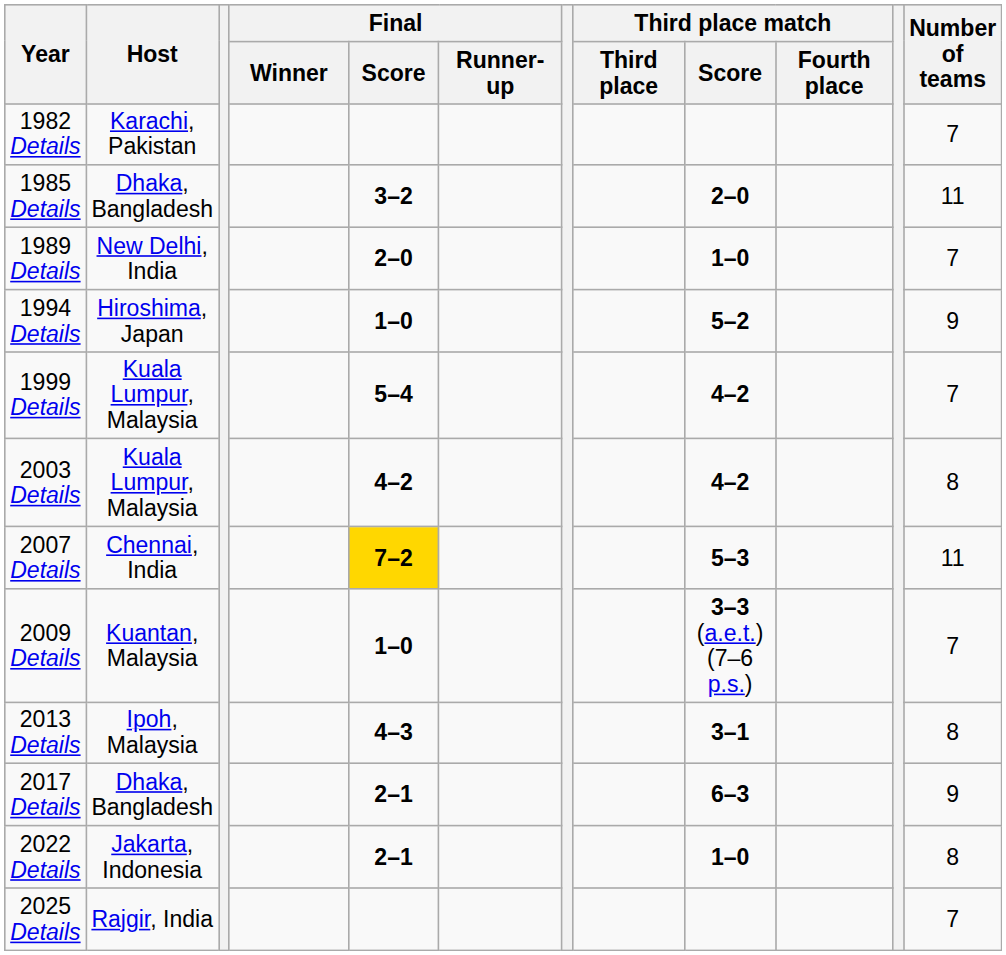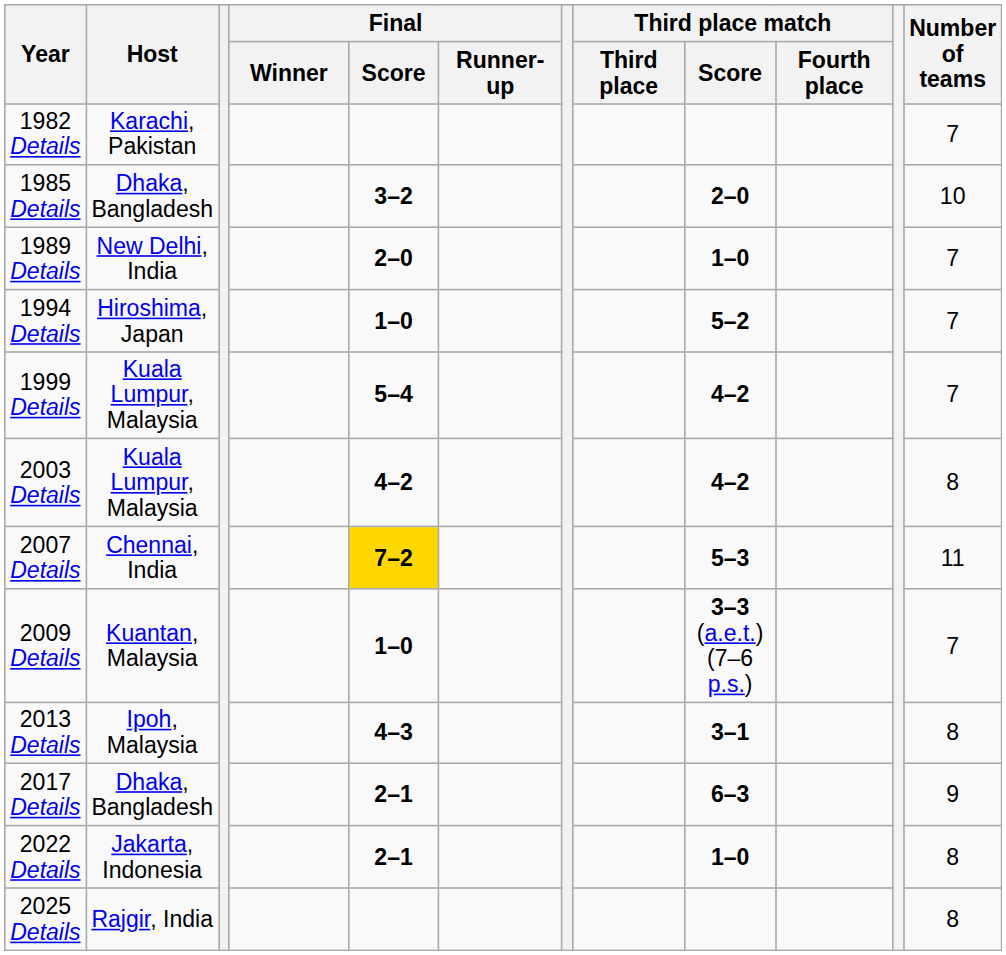(953, 197) 11 -> (953, 197) 10
(953, 321) 9 -> (953, 321) 7
(953, 919) 7 -> (953, 919) 8
